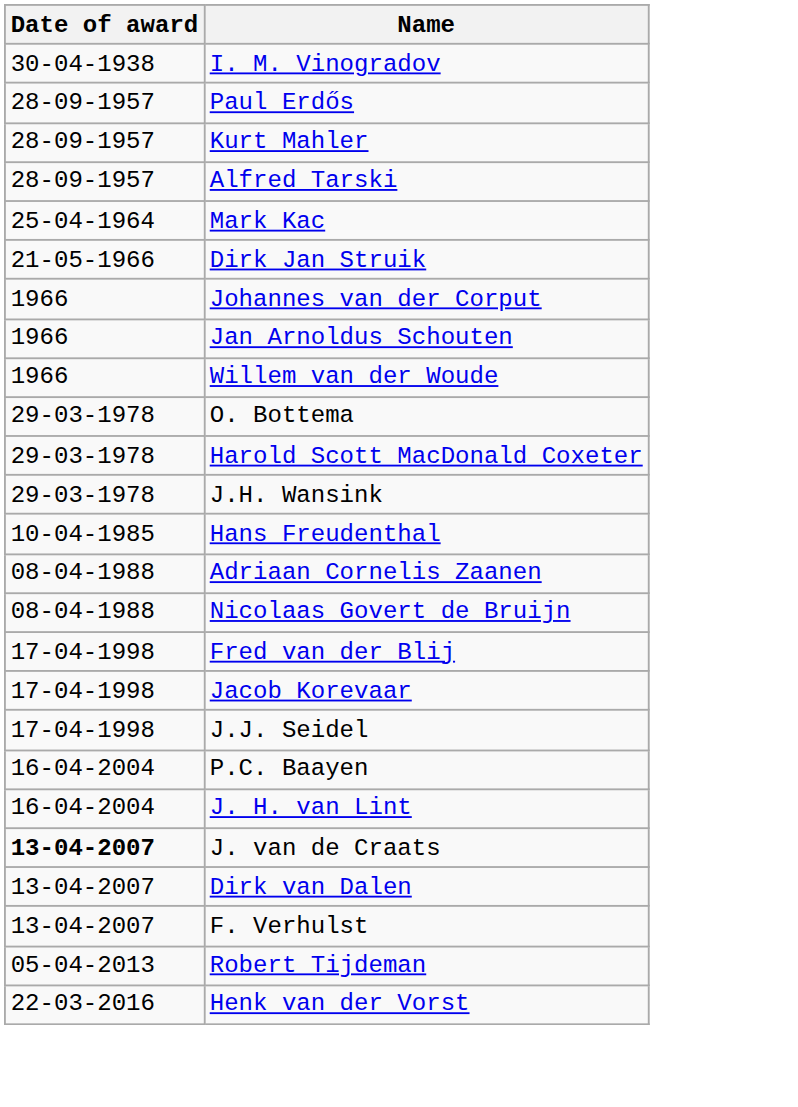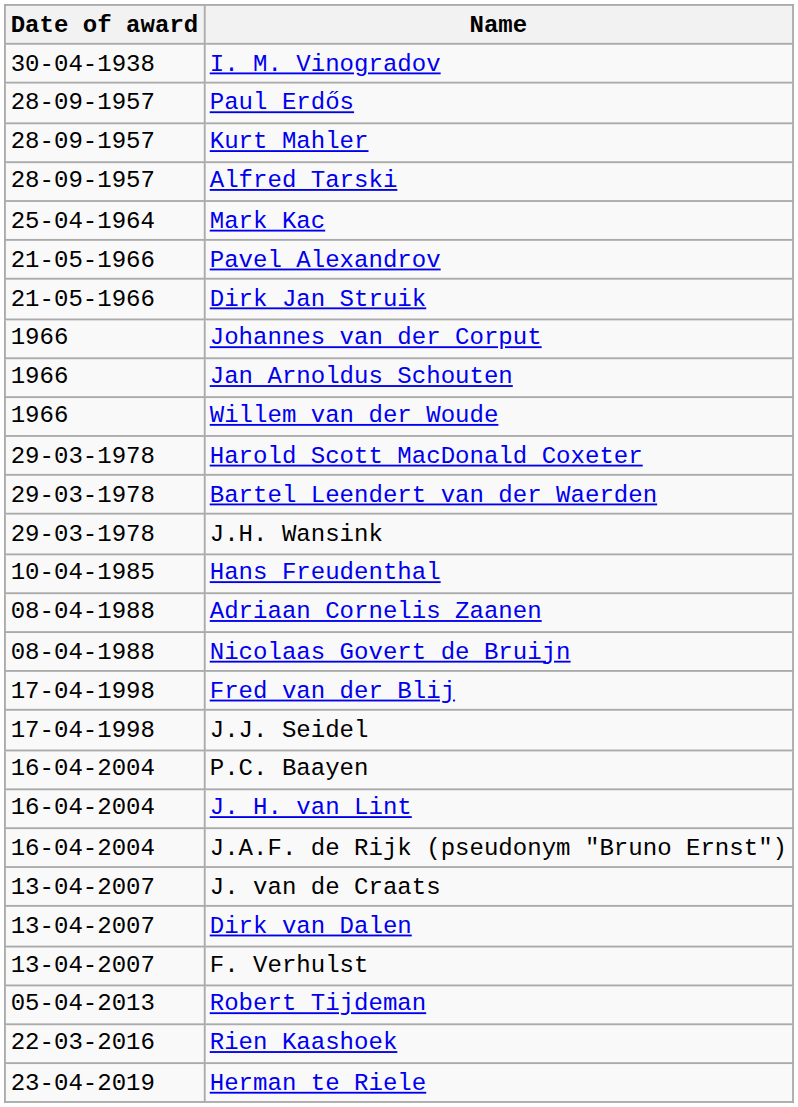+ row: (325, 260)
- row: (282, 416)
+ row: (433, 495)
- row: (311, 691)
+ row: (498, 848)
(83, 848) bold -> (83, 887) normal
+ row: (304, 1044)
- row: (340, 1004)
+ row: (318, 1083)
